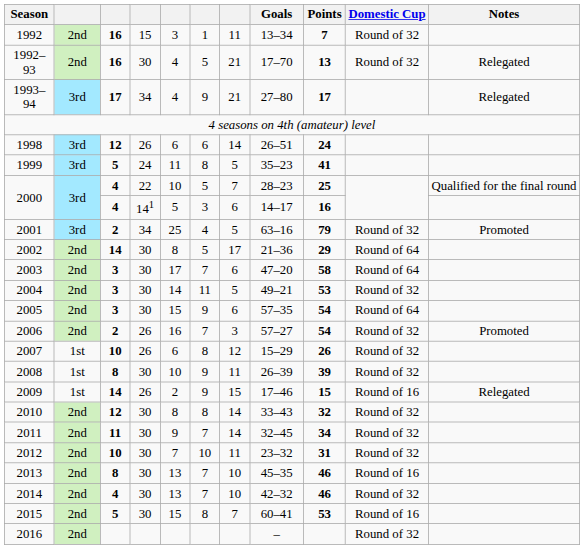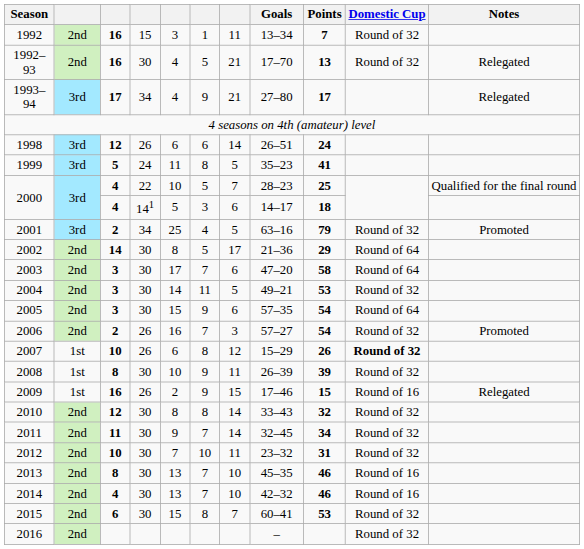(325, 207) 16 -> (325, 207) 18
(387, 351) normal -> (387, 351) bold
(115, 392) 14 -> (115, 392) 16
(387, 493) Round of 32 -> (387, 493) Round of 16
(115, 513) 5 -> (115, 513) 6
(387, 513) Round of 16 -> (387, 513) Round of 32
